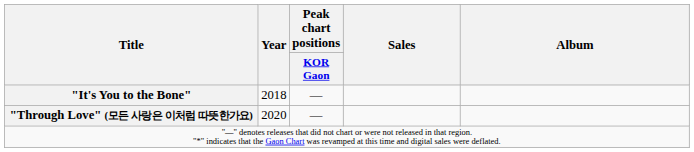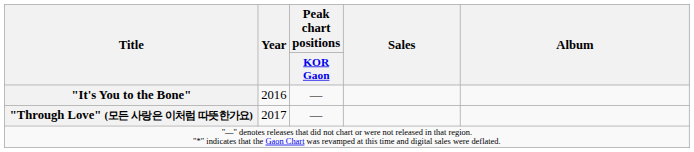(274, 95) 2018 -> (274, 95) 2016
(274, 115) 2020 -> (274, 115) 2017
